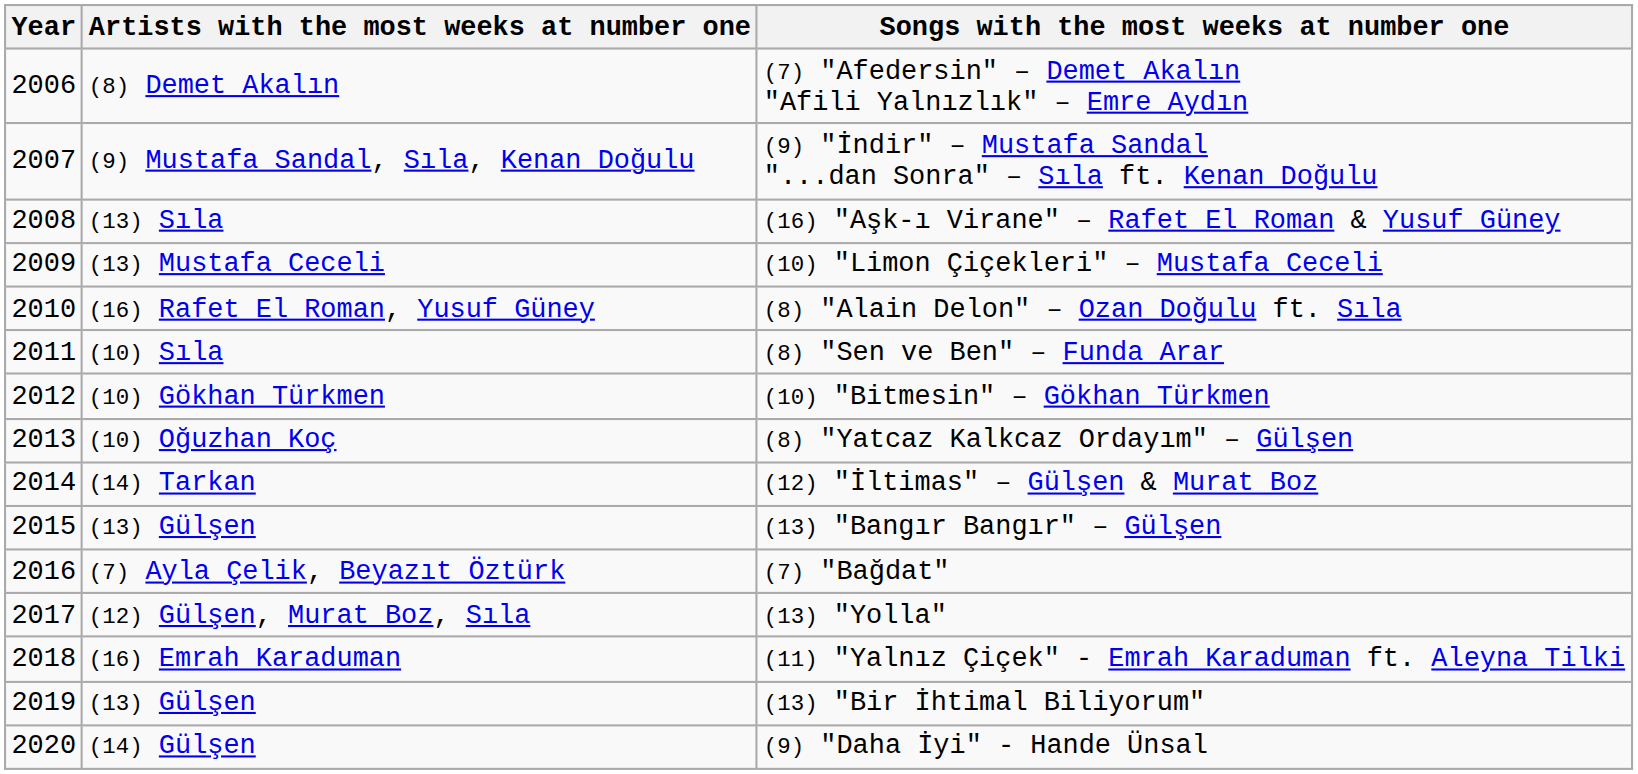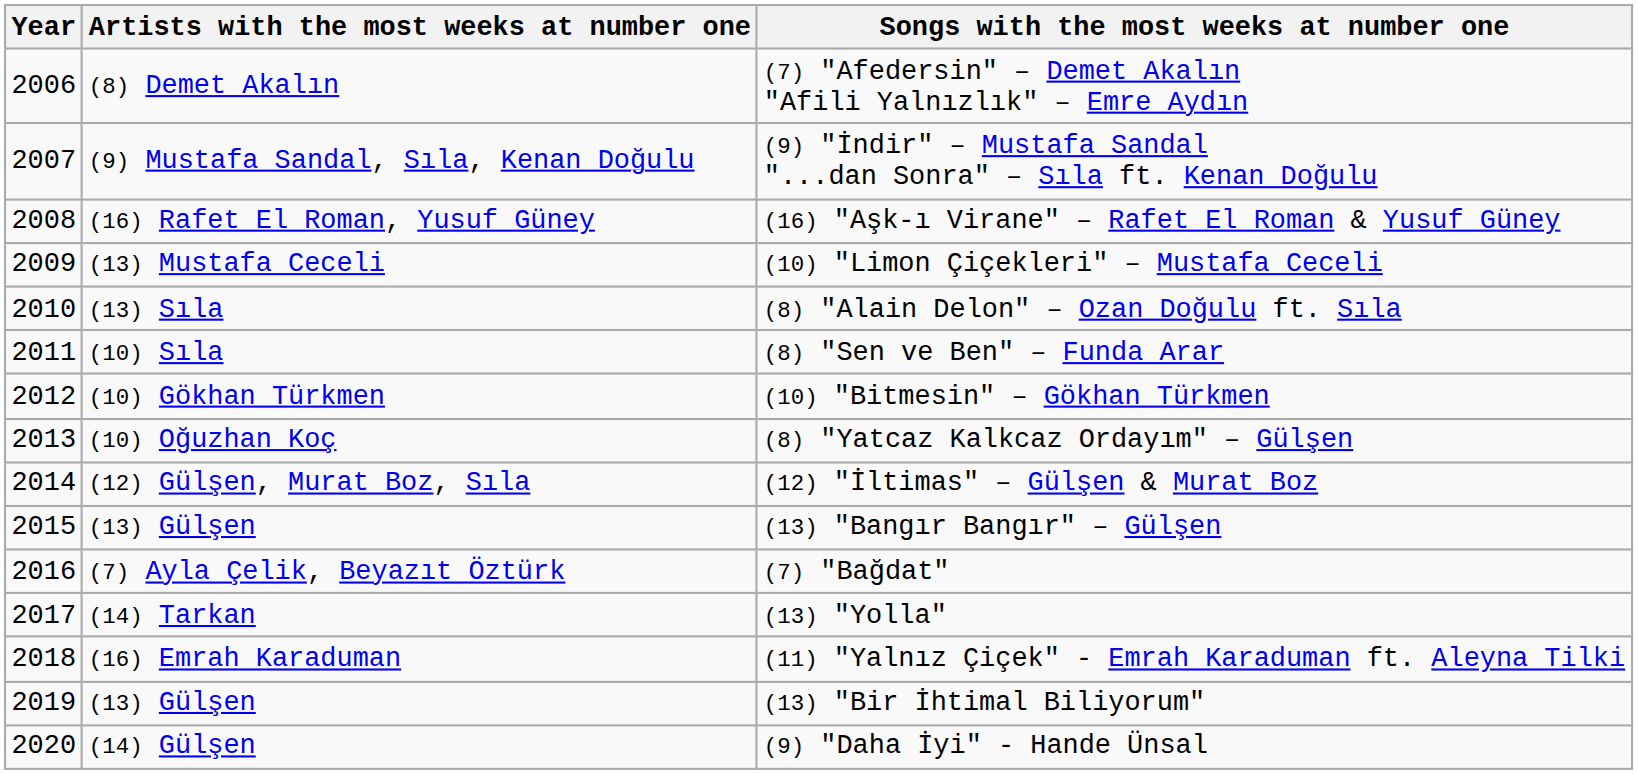(156, 221) (13) Sıla -> (342, 221) (16) Rafet El Roman, Yusuf Güney
(342, 308) (16) Rafet El Roman, Yusuf Güney -> (156, 308) (13) Sıla
(172, 484) (14) Tarkan -> (310, 484) (12) Gülşen, Murat Boz, Sıla
(310, 615) (12) Gülşen, Murat Boz, Sıla -> (172, 615) (14) Tarkan
